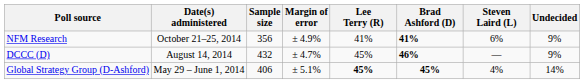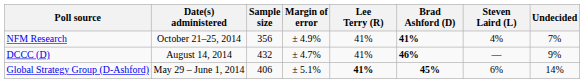(497, 39) 6% -> (497, 39) 4%
(555, 39) 9% -> (555, 39) 7%
(363, 54) 45% -> (363, 54) 41%
(363, 70) 45% -> (363, 70) 41%
(497, 70) 4% -> (497, 70) 6%
